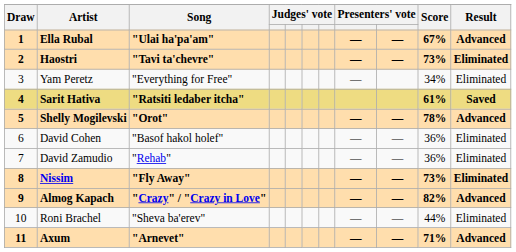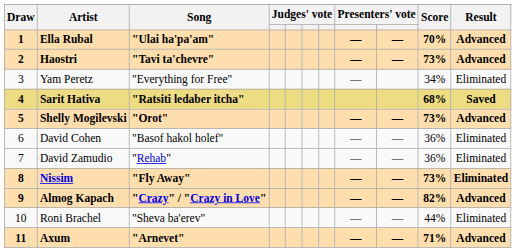(435, 40) 67% -> (435, 40) 70%
(481, 60) Eliminated -> (481, 60) Advanced
(435, 99) 61% -> (435, 99) 68%
(435, 119) 78% -> (435, 119) 73%
